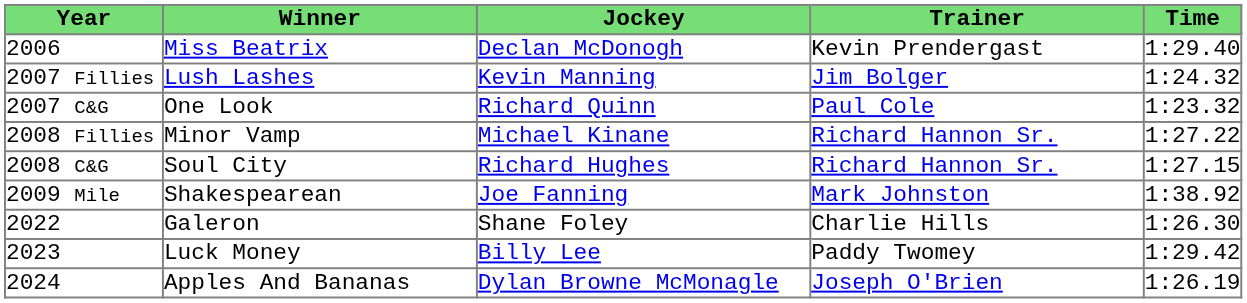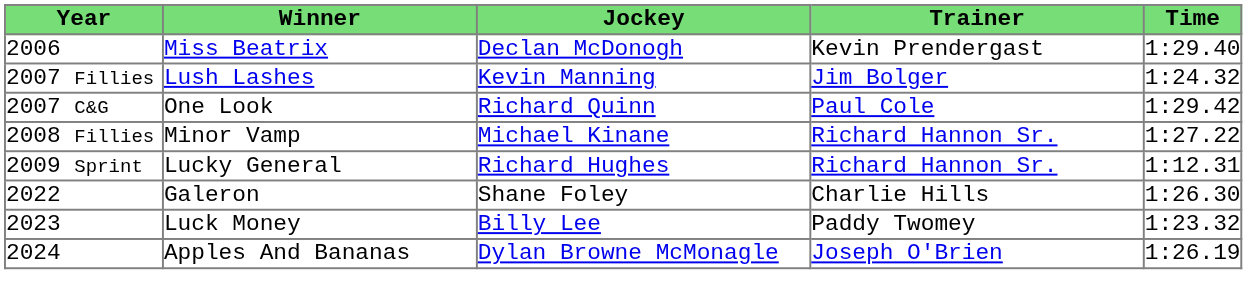(1193, 107) 1:23.32 -> (1193, 107) 1:29.42
- row: (57, 166)
+ row: (74, 166)
- row: (63, 195)
(1193, 254) 1:29.42 -> (1193, 224) 1:23.32
